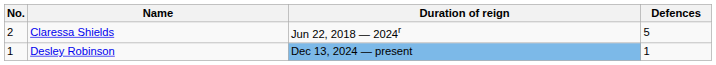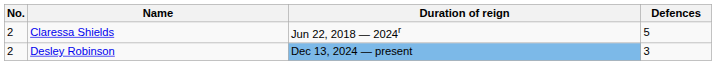(10, 51) 1 -> (10, 51) 2
(647, 51) 1 -> (647, 51) 3
